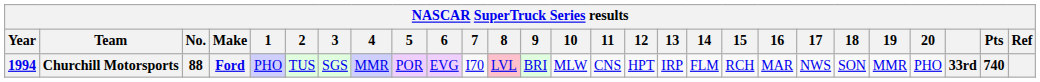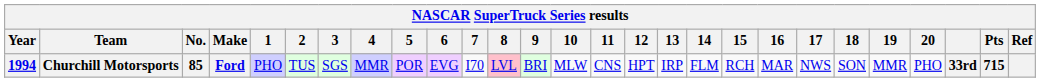(196, 65) 88 -> (196, 65) 85
(994, 65) 740 -> (994, 65) 715
